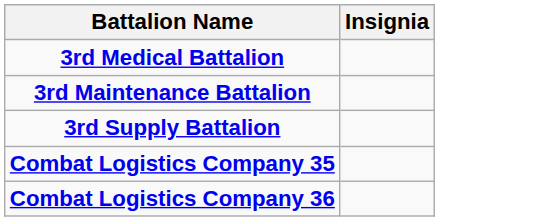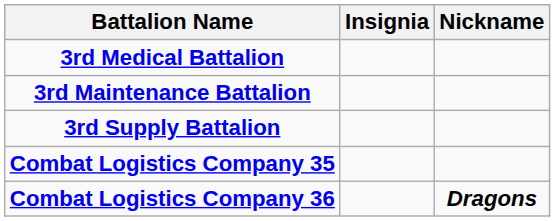+ column: (492, 22)
